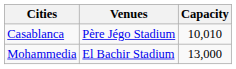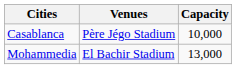(205, 34) 10,010 -> (205, 34) 10,000
